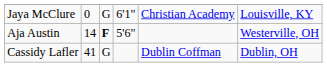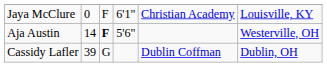(106, 14) G -> (105, 14) F
(90, 52) 41 -> (90, 52) 39
